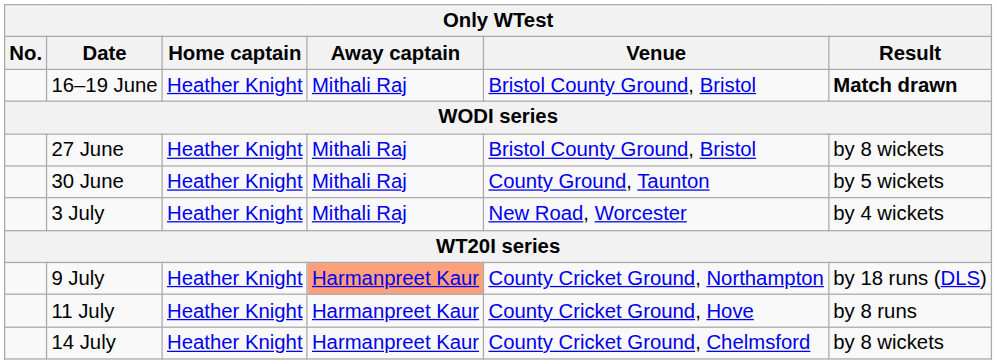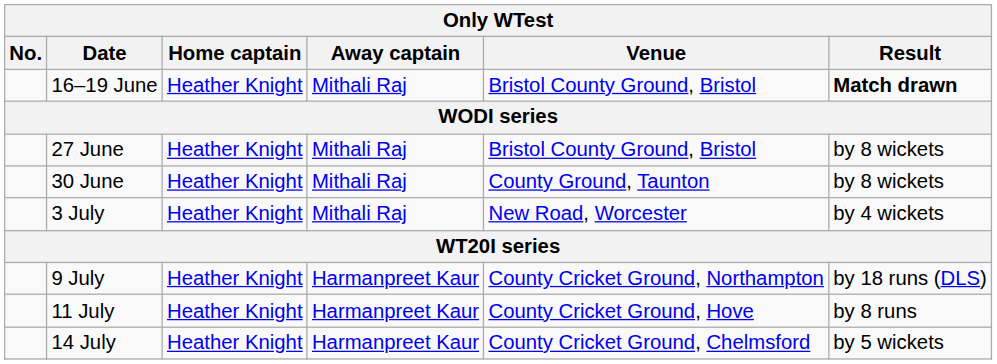(889, 181) by 5 wickets -> (889, 181) by 8 wickets
(396, 278) lightsalmon background -> (396, 278) no background
(889, 342) by 8 wickets -> (889, 342) by 5 wickets
